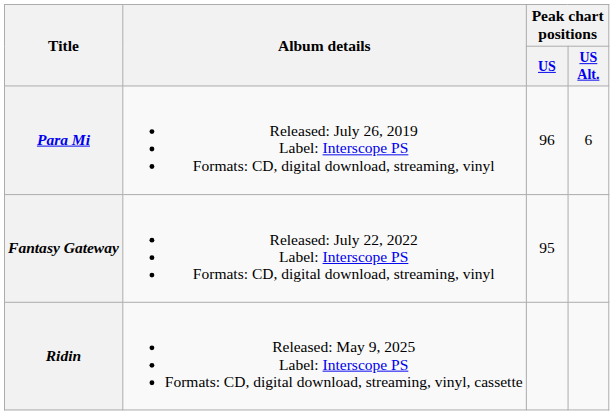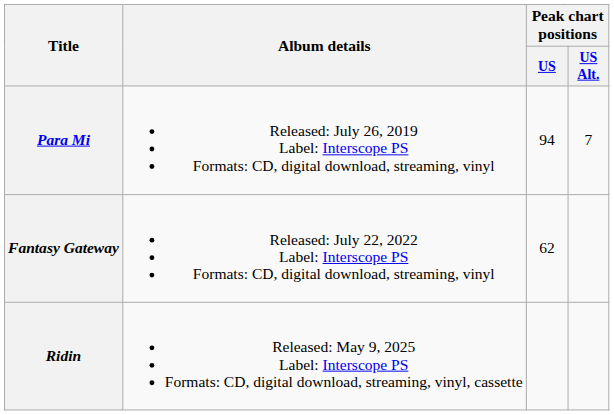(547, 140) 96 -> (547, 140) 94
(588, 140) 6 -> (588, 140) 7
(547, 248) 95 -> (547, 248) 62
